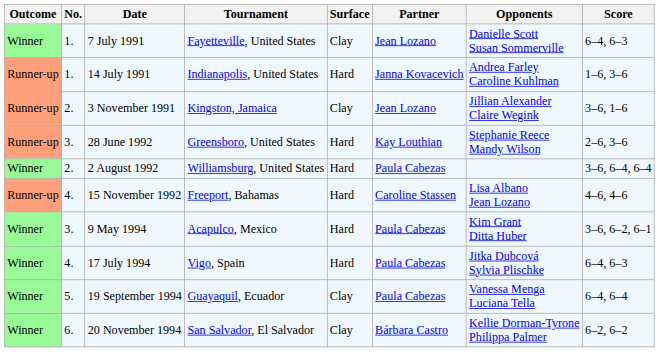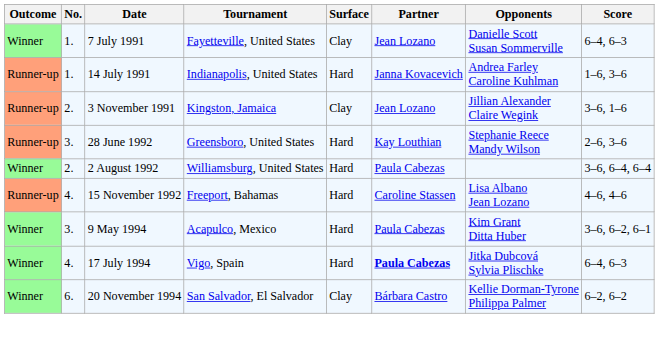(410, 262) normal -> (412, 262) bold
- row: (135, 295)
